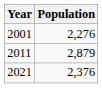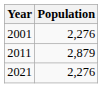(81, 72) 2,376 -> (81, 72) 2,276
